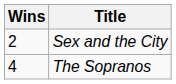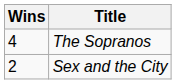rows swapped: (102, 66) <-> (110, 41)
